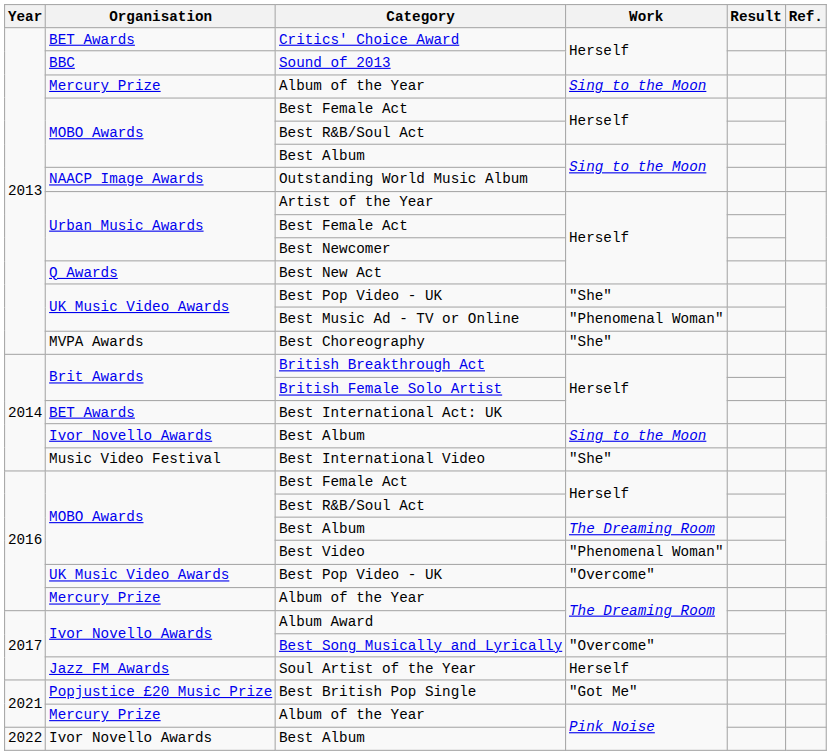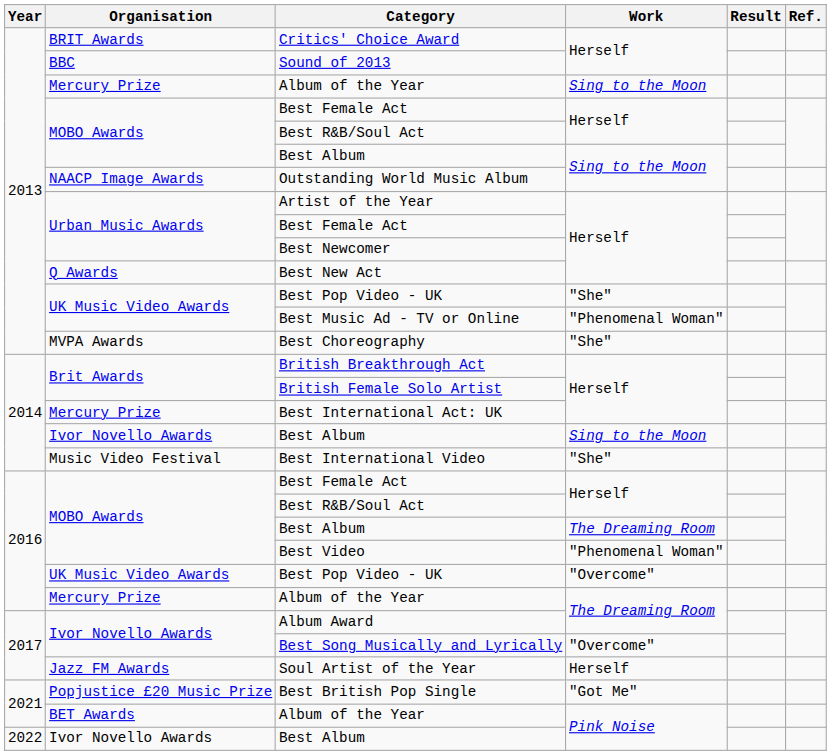(92, 40) BET Awards -> (96, 40) BRIT Awards
(92, 412) BET Awards -> (105, 412) Mercury Prize
(105, 715) Mercury Prize -> (92, 715) BET Awards
